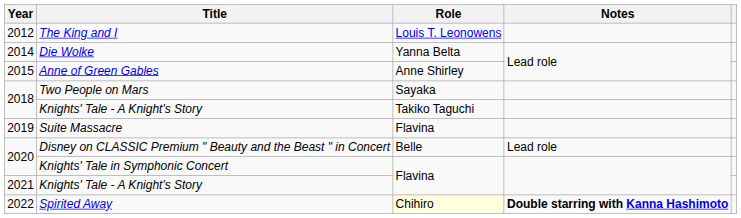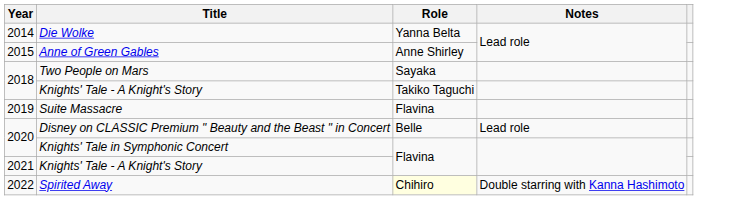- row: (20, 33)
(618, 204) bold -> (582, 185) normal
